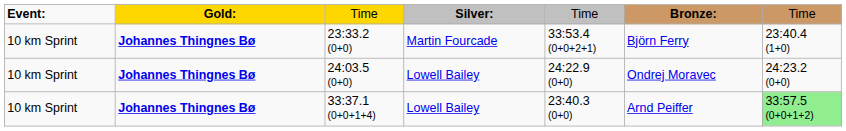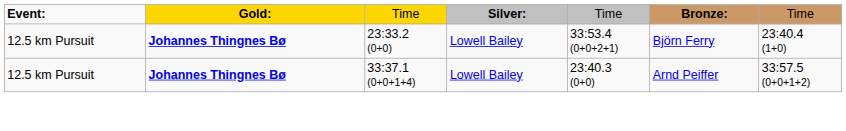(42, 41) 10 km Sprint -> (51, 41) 12.5 km Pursuit
(452, 41) Martin Fourcade -> (486, 41) Lowell Bailey
- row: (348, 75)
(42, 108) 10 km Sprint -> (51, 75) 12.5 km Pursuit
(790, 108) lightgreen background -> (786, 75) no background
